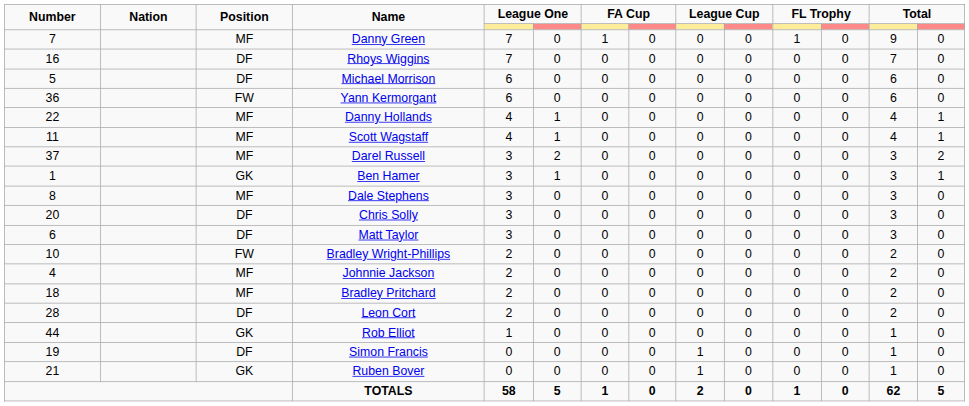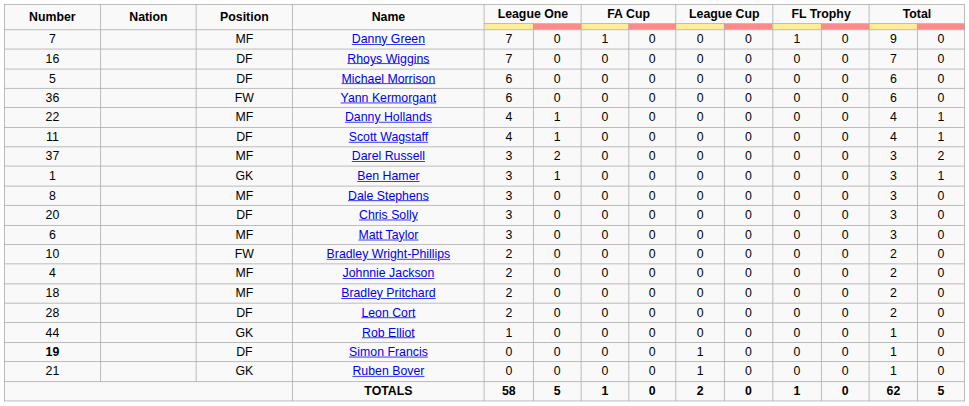(244, 137) MF -> (244, 137) DF
(244, 234) DF -> (244, 234) MF
(52, 352) normal -> (52, 352) bold
